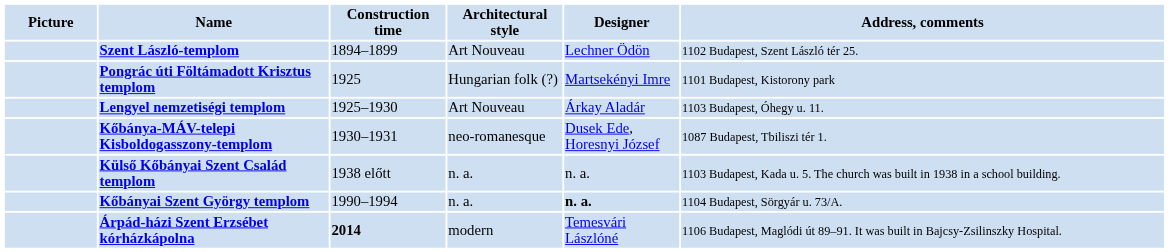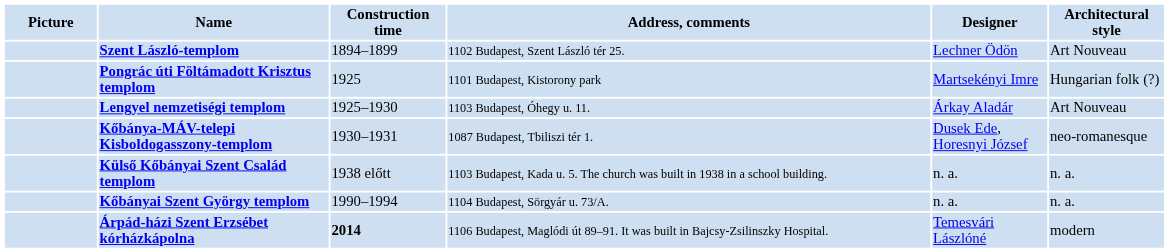columns swapped: (505, 22) <-> (923, 22)
(578, 201) bold -> (946, 201) normal
